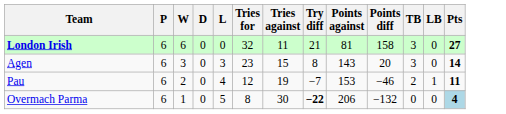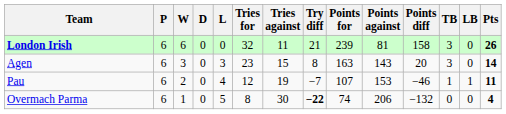+ column: (344, 20)
(455, 44) 27 -> (491, 44) 26
(413, 81) 2 -> (449, 81) 1
(455, 99) lightblue background -> (491, 99) no background
